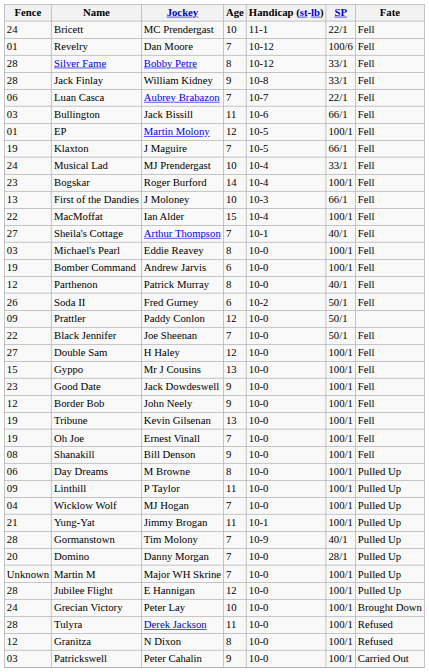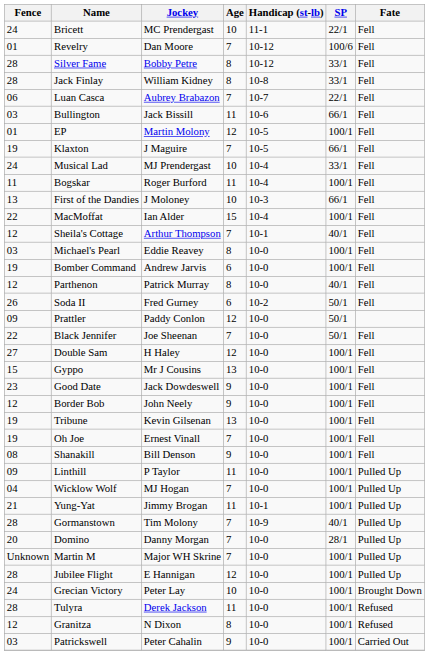(229, 81) 9 -> (229, 81) 8
(12, 183) 23 -> (12, 183) 11
(231, 183) 14 -> (231, 183) 11
(12, 234) 27 -> (12, 234) 12
- row: (81, 472)
